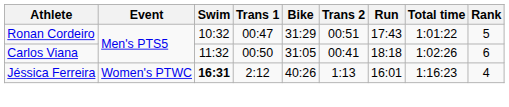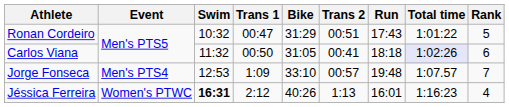(437, 54) no background -> (437, 54) lavender background
+ row: (48, 73)
